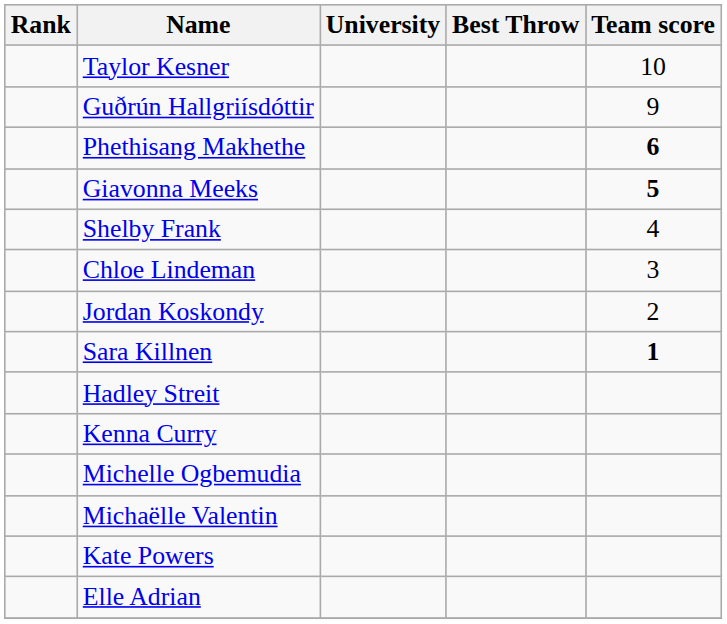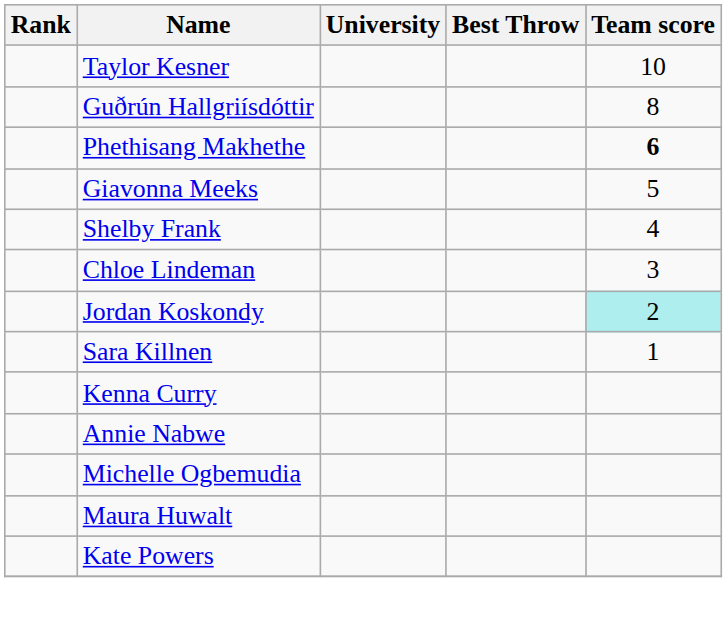(653, 106) 9 -> (653, 106) 8
(653, 188) bold -> (653, 188) normal
(653, 310) no background -> (653, 310) paleturquoise background
(653, 351) bold -> (653, 351) normal
- row: (151, 392)
+ row: (154, 433)
- row: (180, 515)
+ row: (158, 515)
- row: (142, 596)
